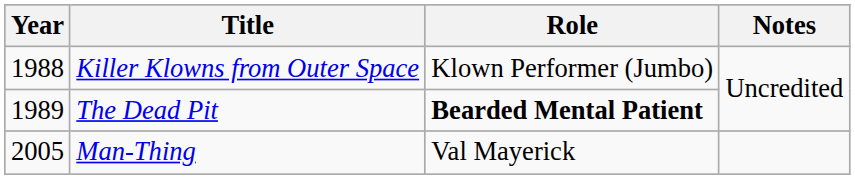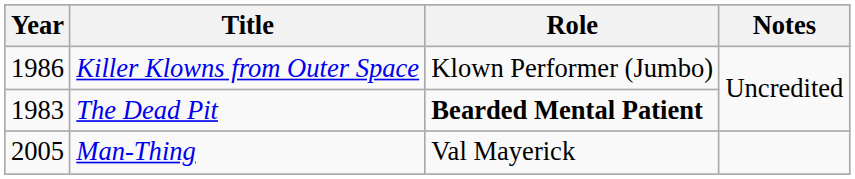(38, 67) 1988 -> (38, 67) 1986
(38, 109) 1989 -> (38, 109) 1983
